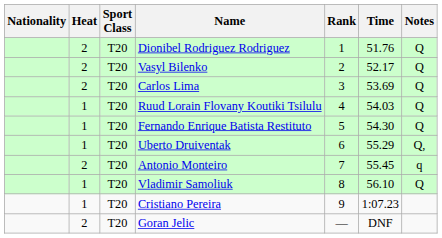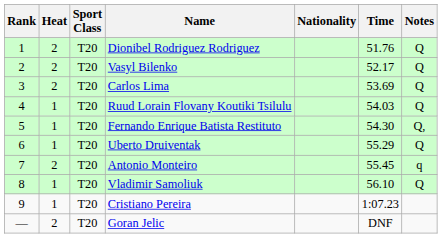columns swapped: (342, 21) <-> (37, 21)
(419, 125) Q -> (419, 125) Q,
(419, 145) Q, -> (419, 145) Q
